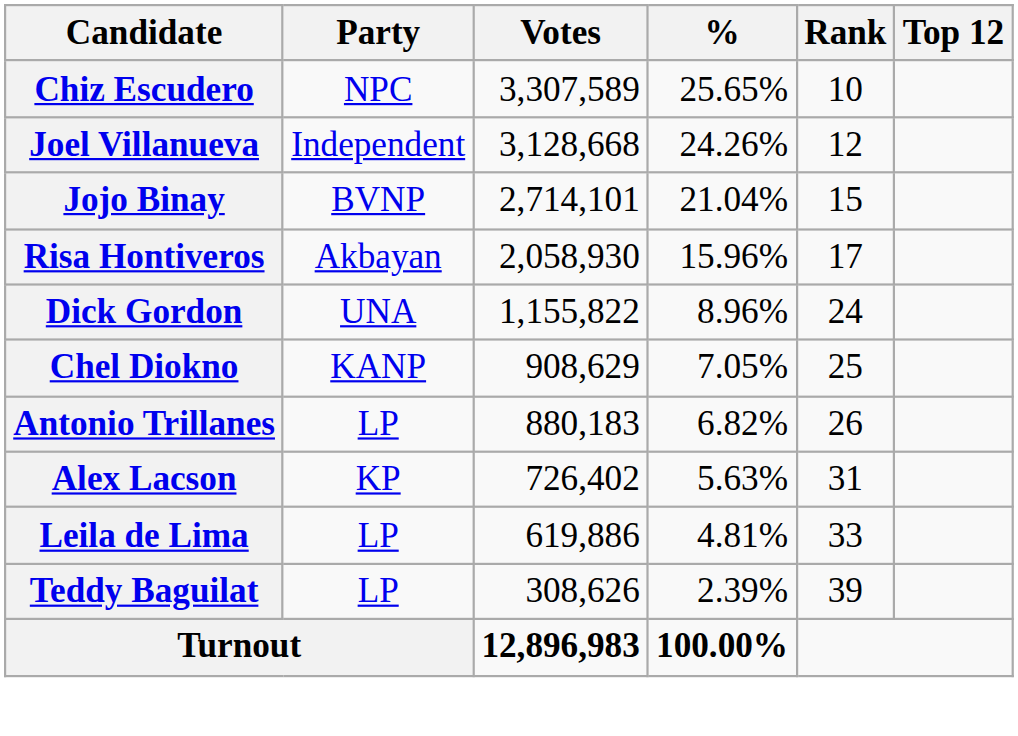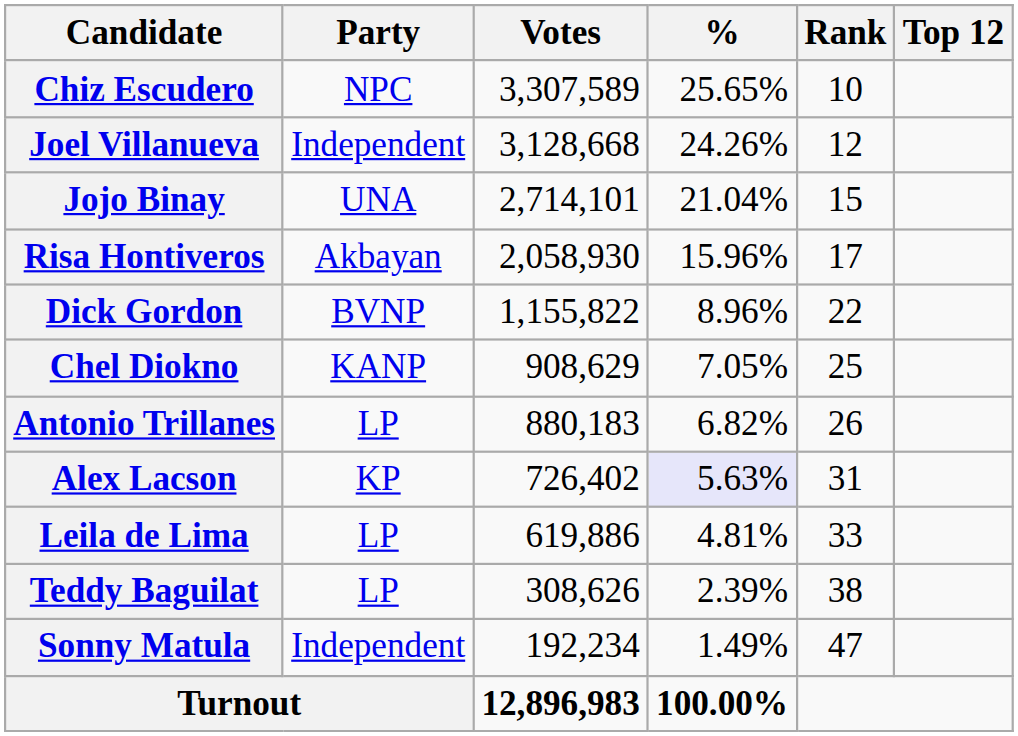(378, 199) BVNP -> (378, 199) UNA
(378, 311) UNA -> (378, 311) BVNP
(845, 311) 24 -> (845, 311) 22
(743, 479) no background -> (743, 479) lavender background
(845, 590) 39 -> (845, 590) 38
+ row: (144, 646)
